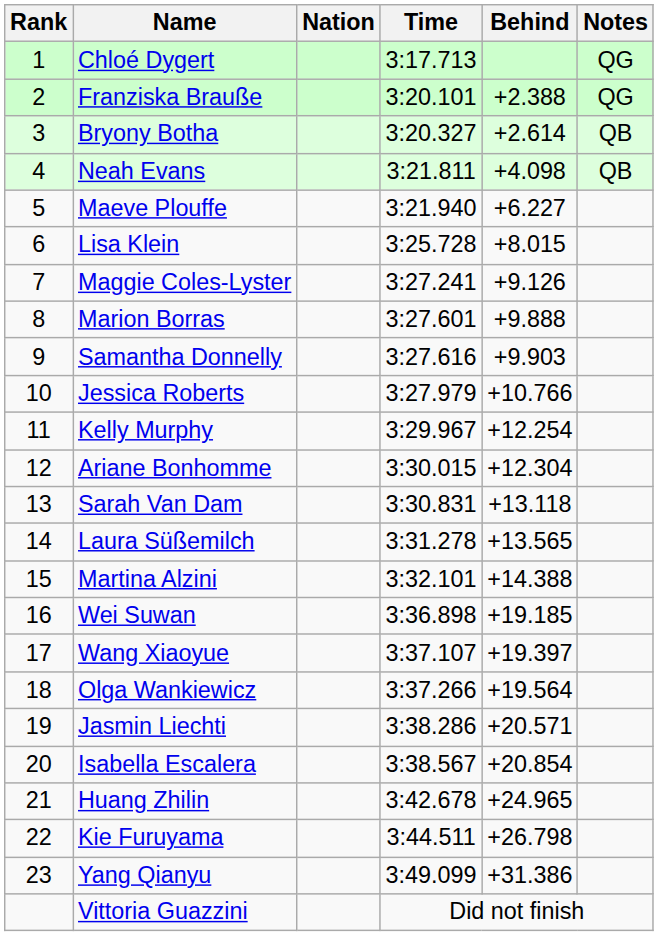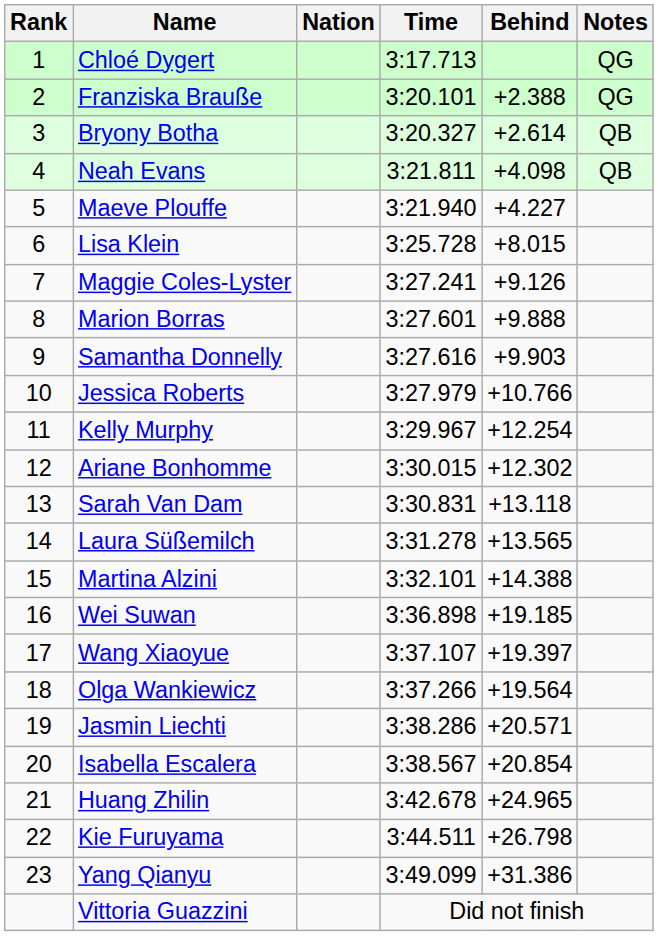(530, 208) +6.227 -> (530, 208) +4.227
(530, 467) +12.304 -> (530, 467) +12.302
